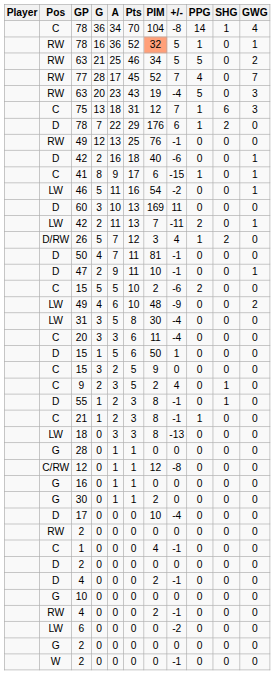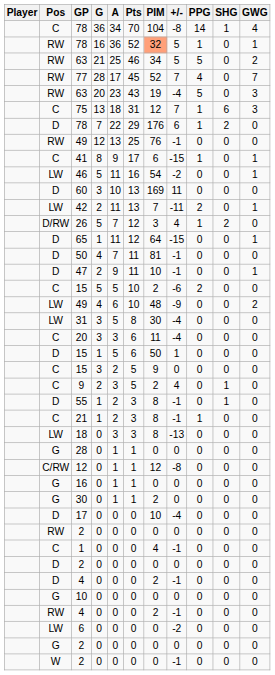- row: (56, 158)
+ row: (56, 239)
